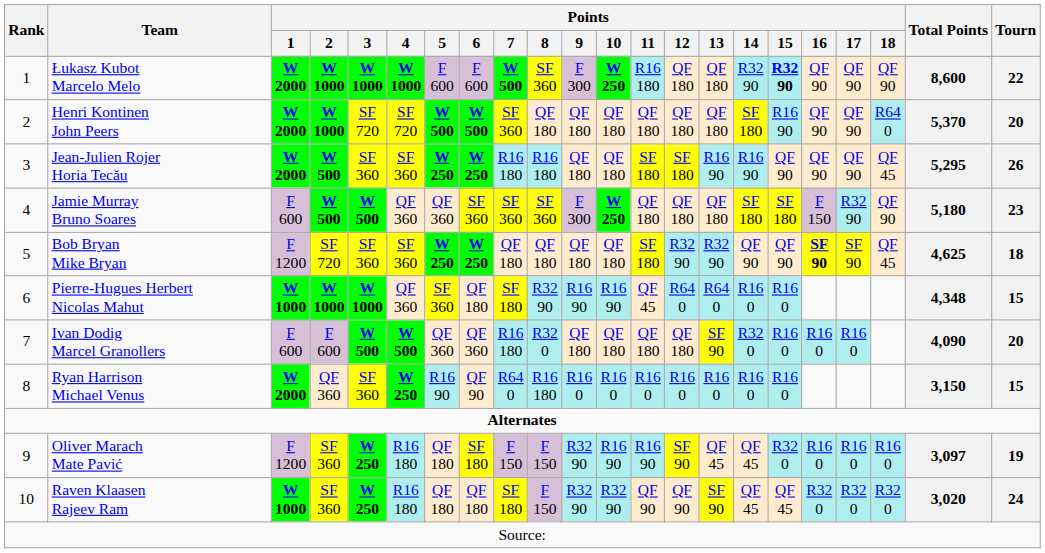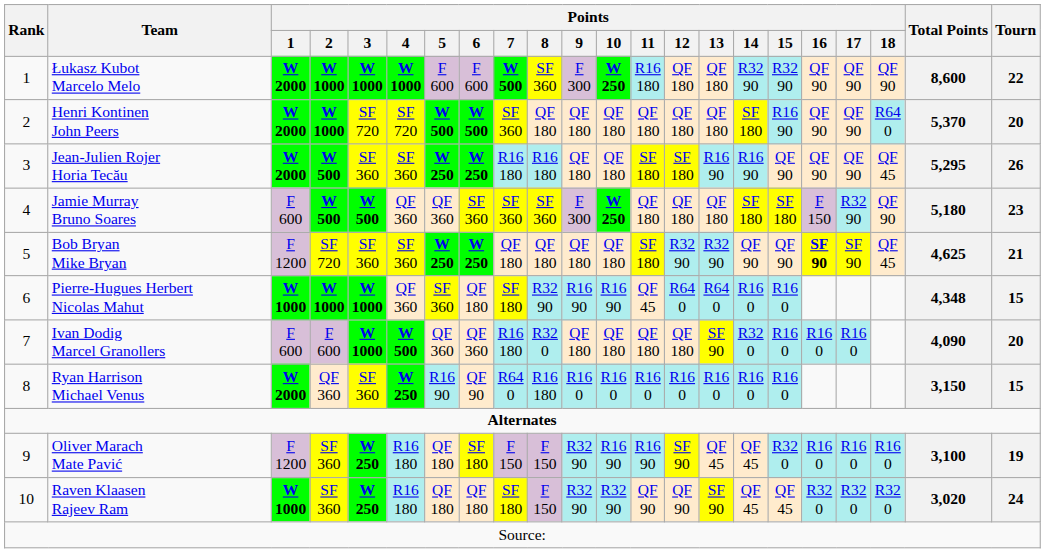(785, 78) bold -> (785, 78) normal
(1016, 254) 18 -> (1016, 254) 21
(367, 342) W 500 -> (367, 342) W 1000
(948, 455) 3,097 -> (948, 455) 3,100
